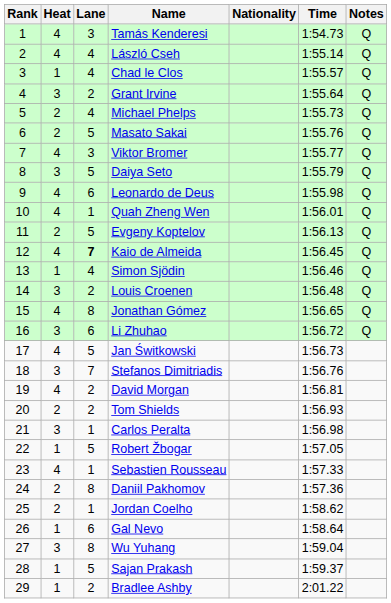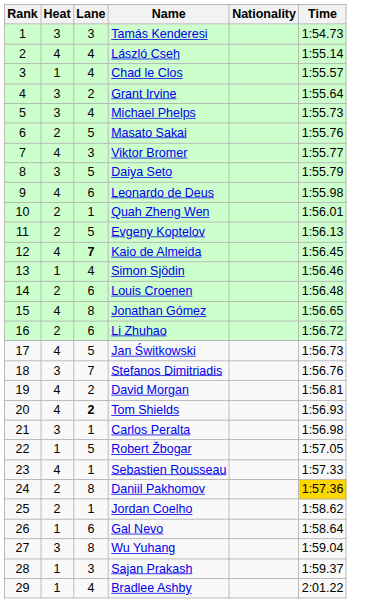- column: (366, 14)
(57, 34) 4 -> (57, 34) 3
(57, 113) 2 -> (57, 113) 3
(57, 212) 4 -> (57, 212) 2
(57, 291) 3 -> (57, 291) 2
(91, 291) 2 -> (91, 291) 6
(57, 331) 3 -> (57, 331) 2
(57, 410) 2 -> (57, 410) 4
(91, 410) normal -> (91, 410) bold
(323, 489) no background -> (323, 489) gold background
(91, 568) 5 -> (91, 568) 3
(91, 588) 2 -> (91, 588) 4
